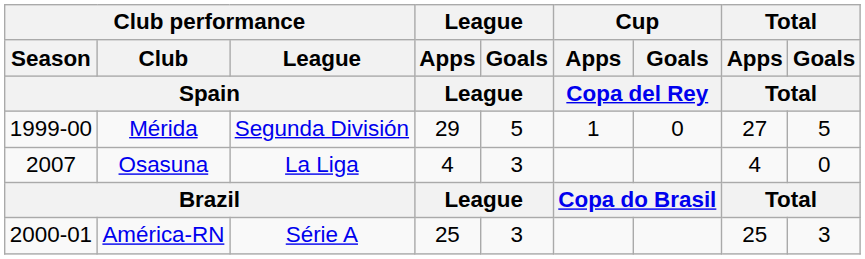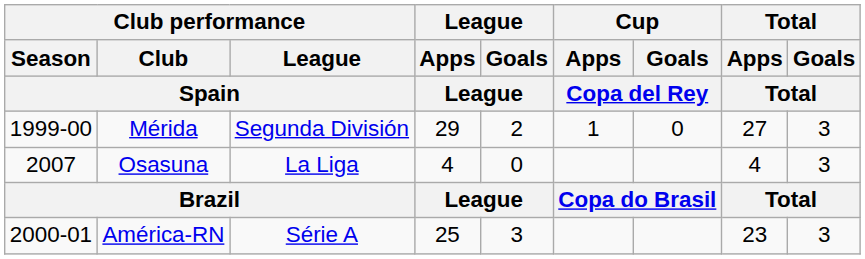(517, 128) 5 -> (517, 128) 2
(824, 128) 5 -> (824, 128) 3
(517, 164) 3 -> (517, 164) 0
(824, 164) 0 -> (824, 164) 3
(755, 235) 25 -> (755, 235) 23
